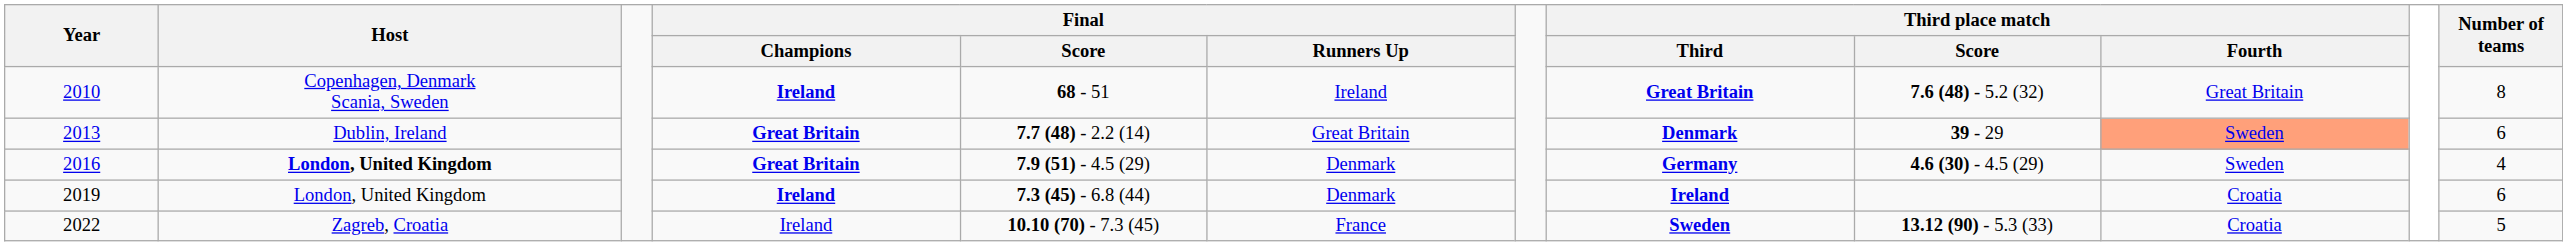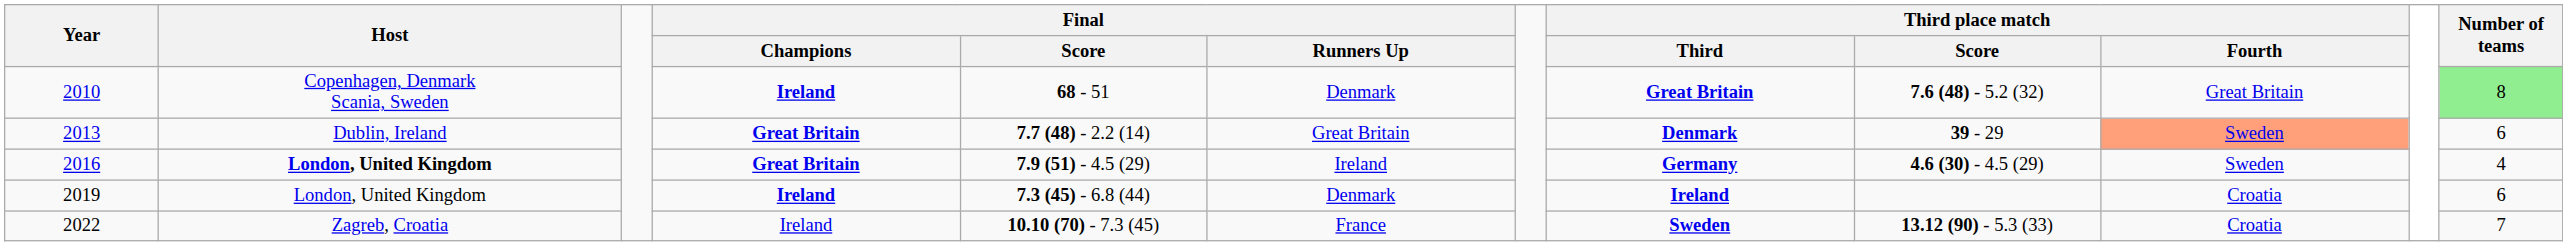(1361, 92) Ireland -> (1361, 92) Denmark
(2501, 92) no background -> (2501, 92) lightgreen background
(1361, 164) Denmark -> (1361, 164) Ireland
(2501, 225) 5 -> (2501, 225) 7
